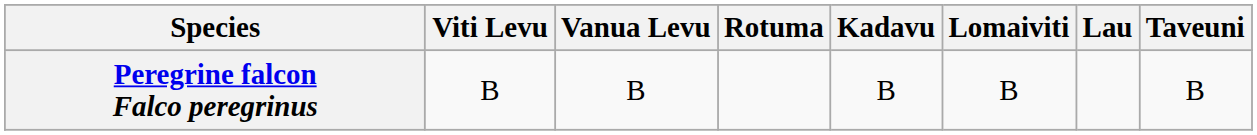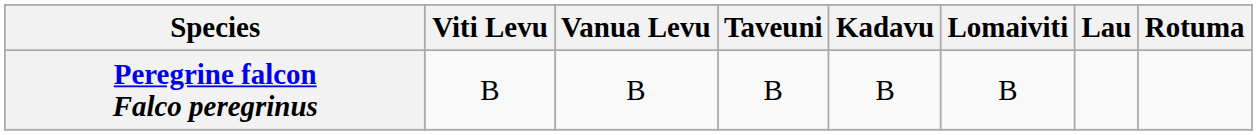columns swapped: (1195, 27) <-> (774, 27)
